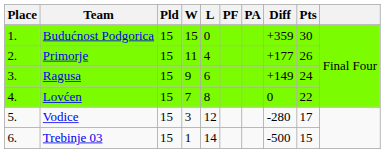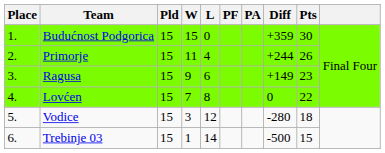(280, 55) +177 -> (280, 55) +244
(306, 76) 24 -> (306, 76) 23
(306, 117) 17 -> (306, 117) 18
